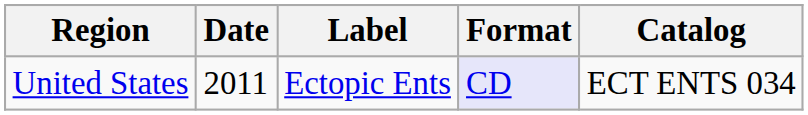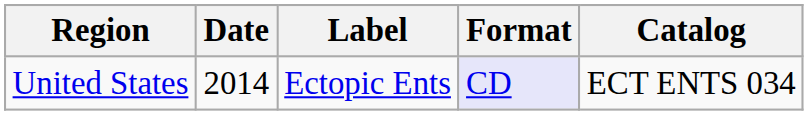(236, 82) 2011 -> (236, 82) 2014
